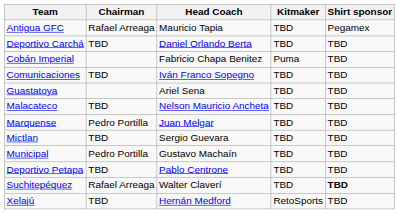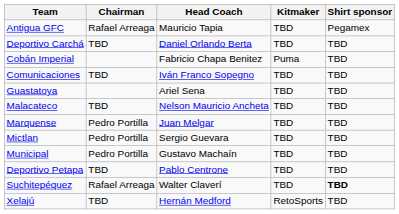(98, 138) TBD -> (118, 138) Pedro Portilla
